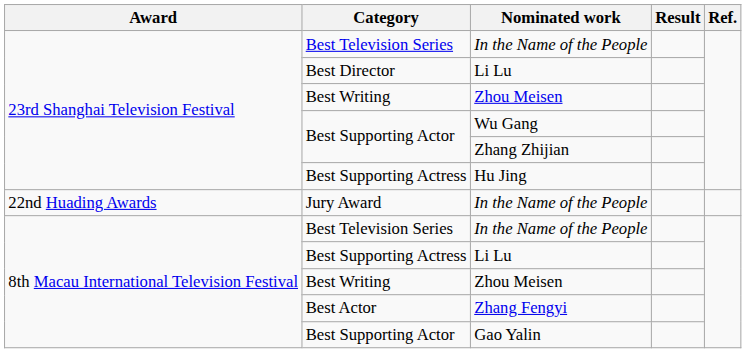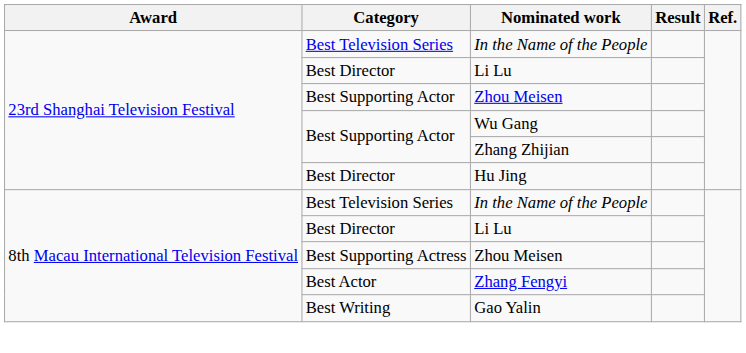(348, 96) Best Writing -> (380, 96) Best Supporting Actor
(386, 176) Best Supporting Actress -> (350, 176) Best Director
- row: (82, 202)
(386, 255) Best Supporting Actress -> (350, 228) Best Director
(348, 281) Best Writing -> (386, 255) Best Supporting Actress
(380, 334) Best Supporting Actor -> (348, 307) Best Writing
